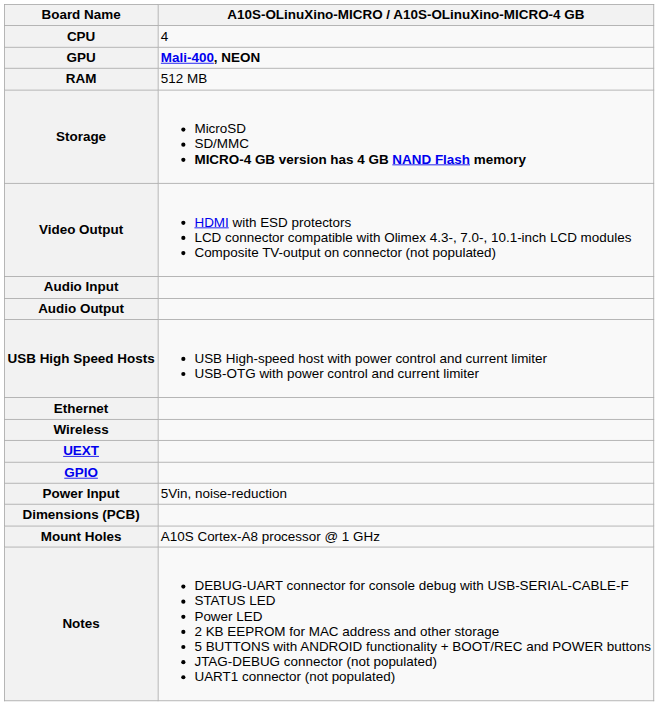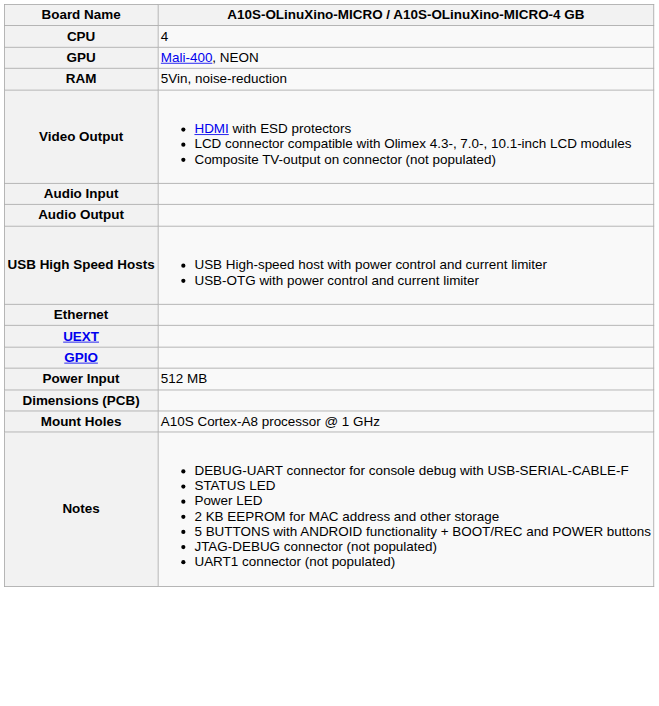(211, 57) bold -> (210, 57) normal
(184, 79) 512 MB -> (224, 79) 5Vin, noise-reduction
- row: (81, 136)
- row: (81, 429)
(224, 493) 5Vin, noise-reduction -> (184, 378) 512 MB
